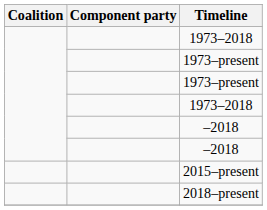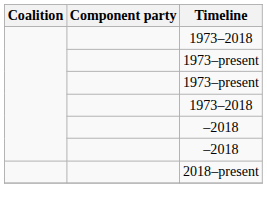- row: (35, 172)
